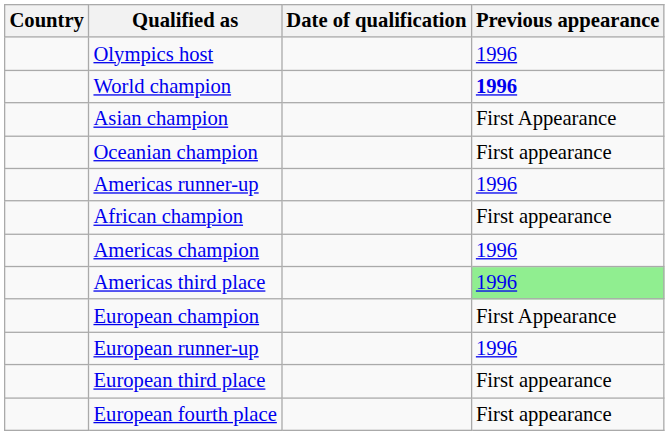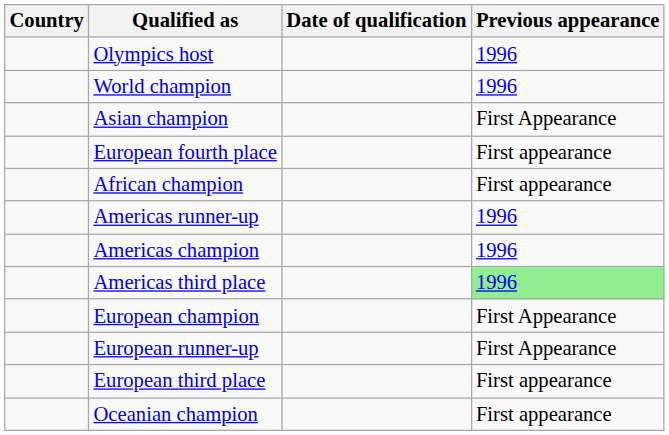(497, 86) bold -> (497, 86) normal
rows swapped: (176, 151) <-> (185, 413)
rows swapped: (168, 217) <-> (176, 184)
(497, 348) 1996 -> (546, 348) First Appearance
